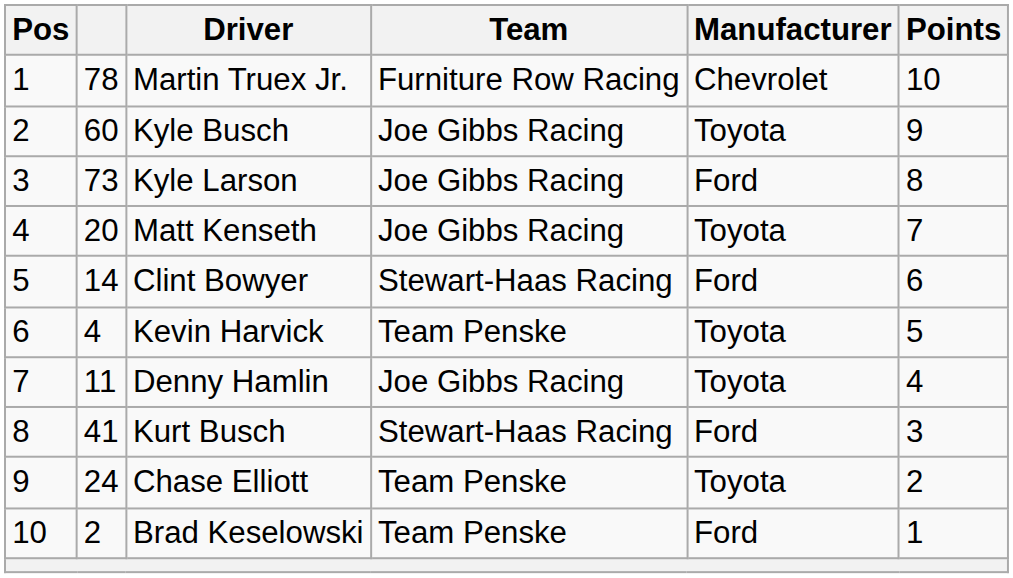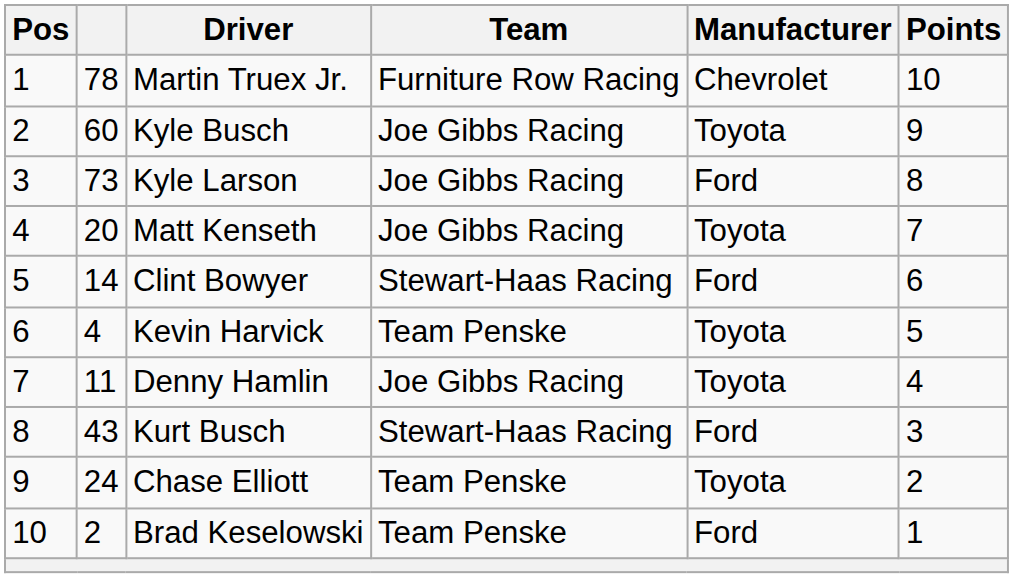(101, 431) 41 -> (101, 431) 43
